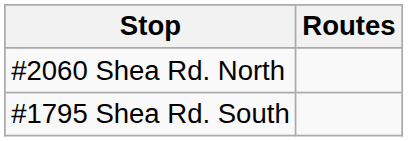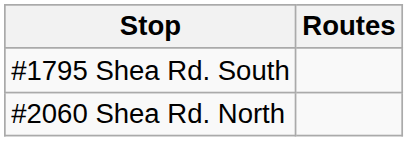rows swapped: (150, 113) <-> (148, 69)
